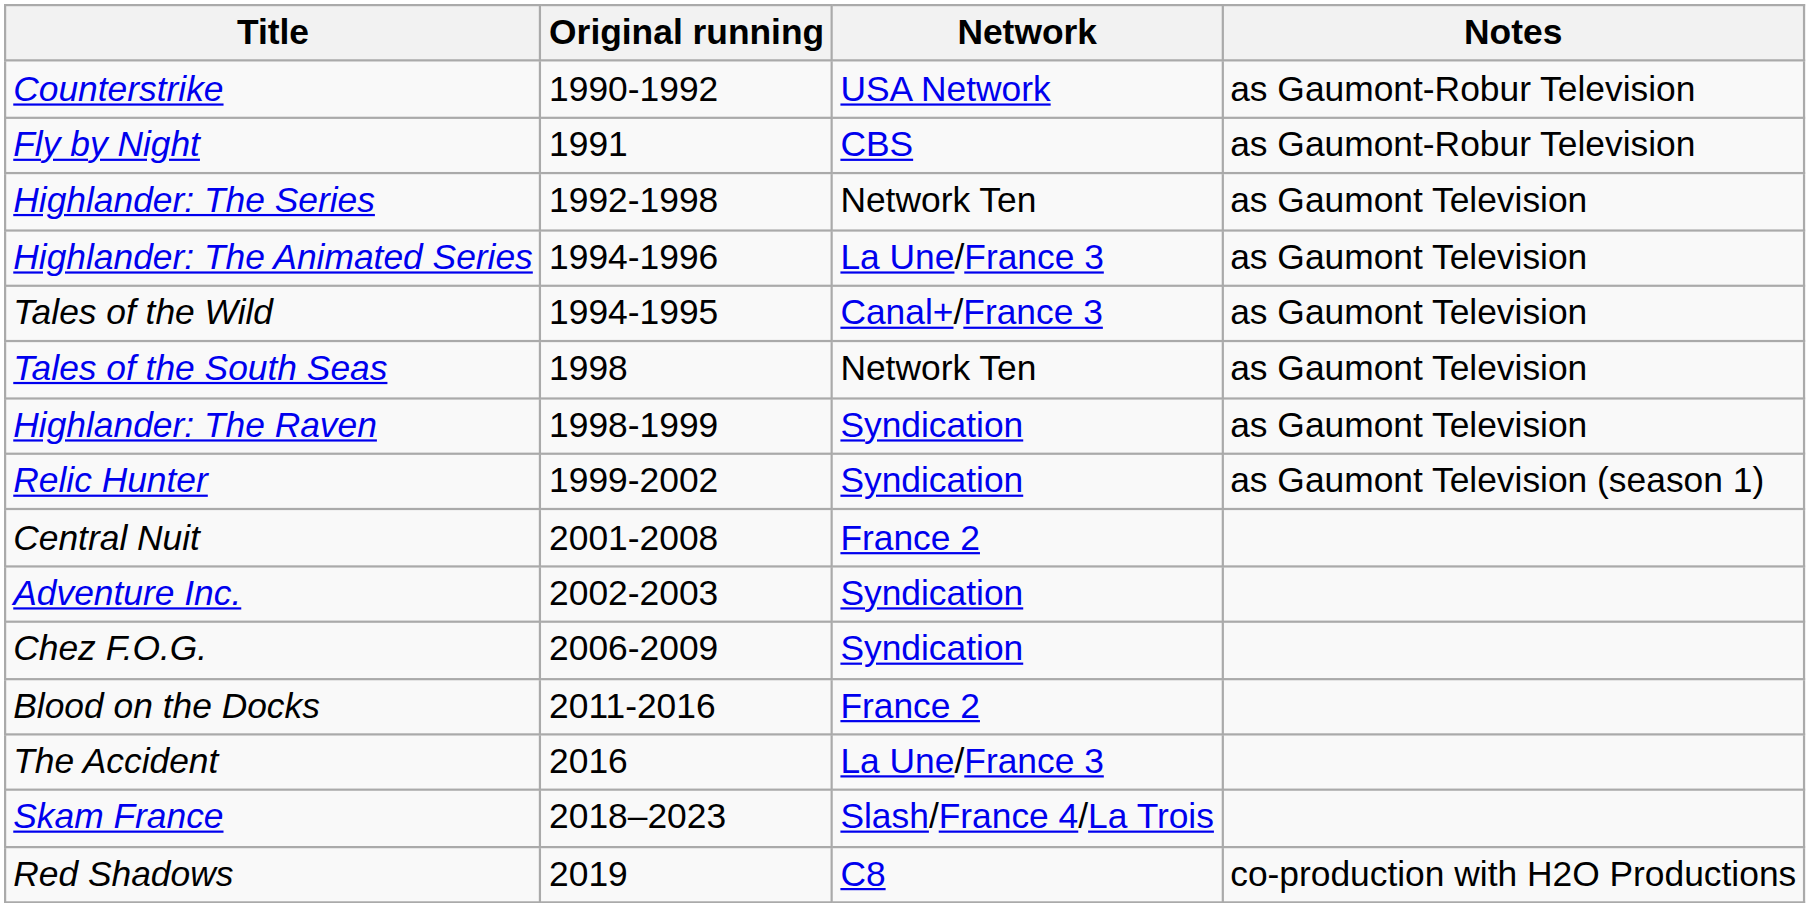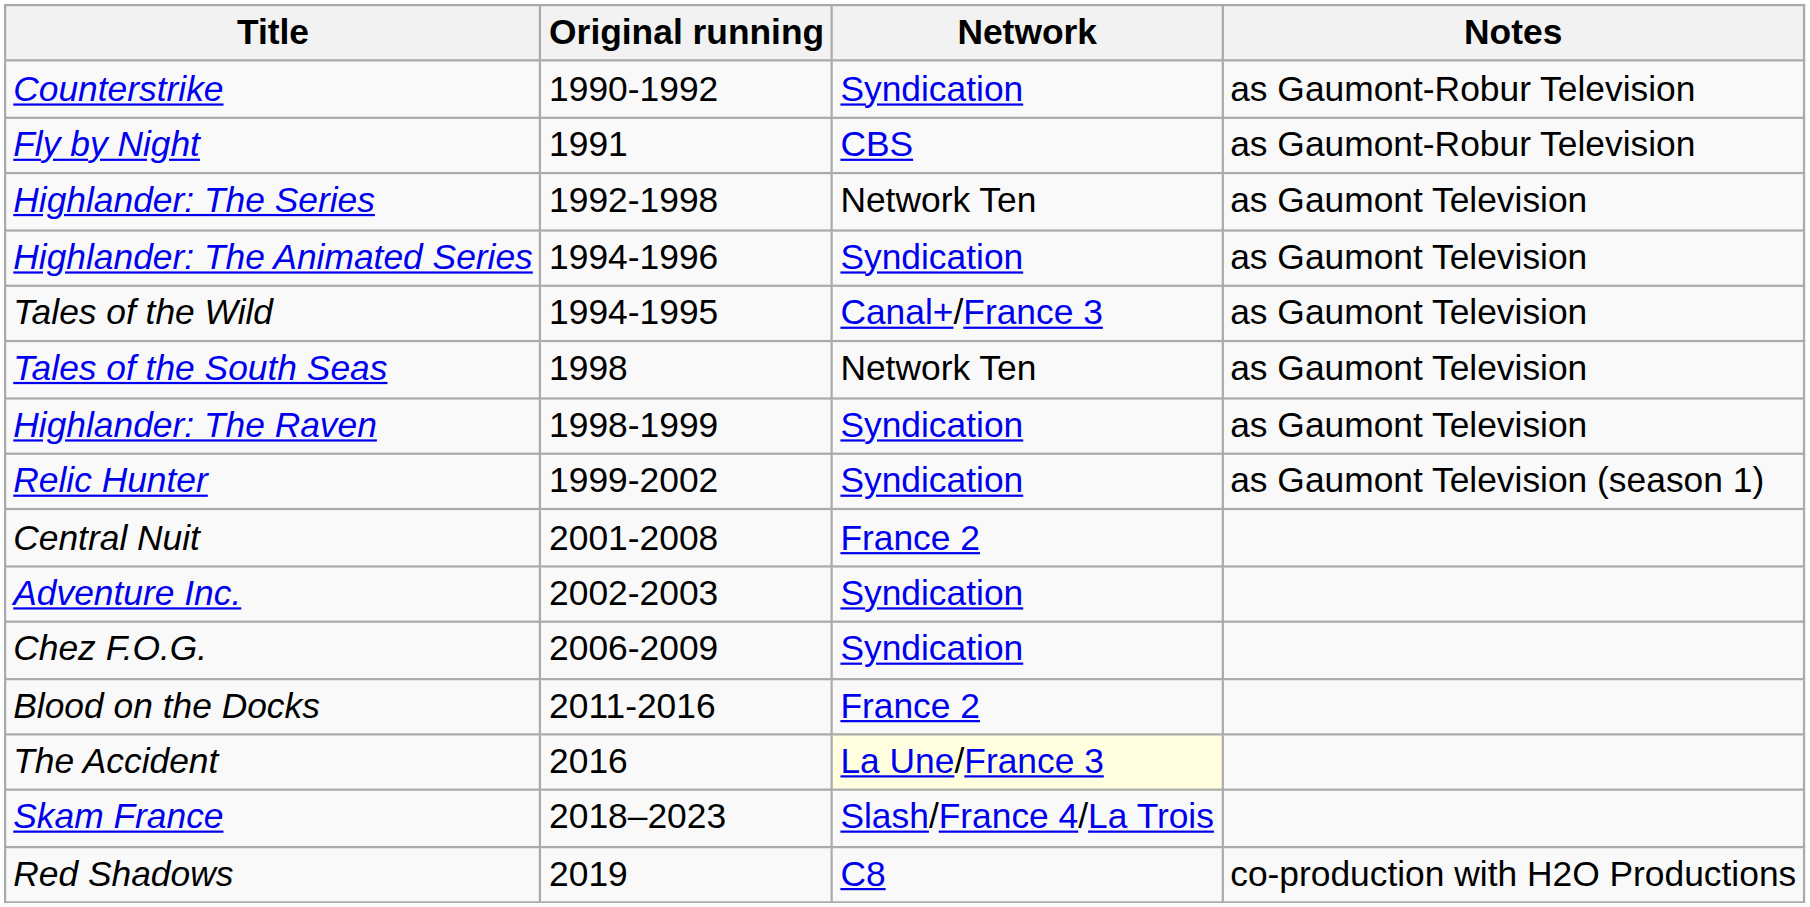(946, 88) USA Network -> (932, 88) Syndication
(972, 256) La Une/France 3 -> (932, 256) Syndication
(972, 761) no background -> (972, 761) lightyellow background
